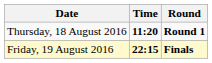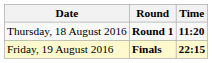columns swapped: (145, 13) <-> (184, 13)
